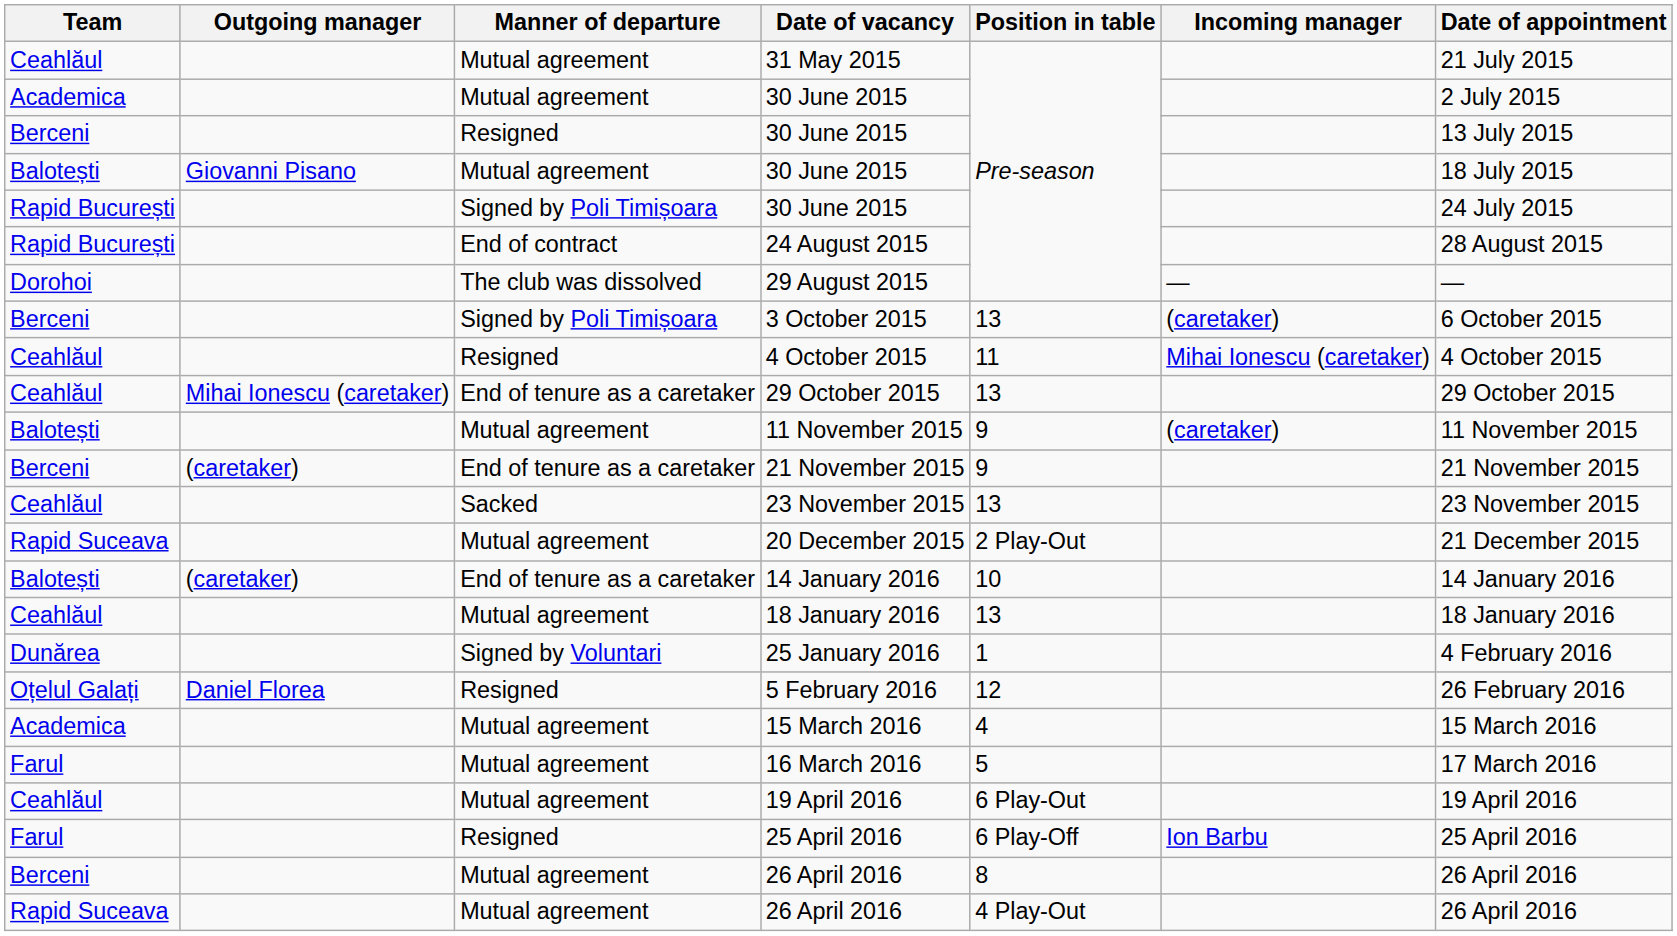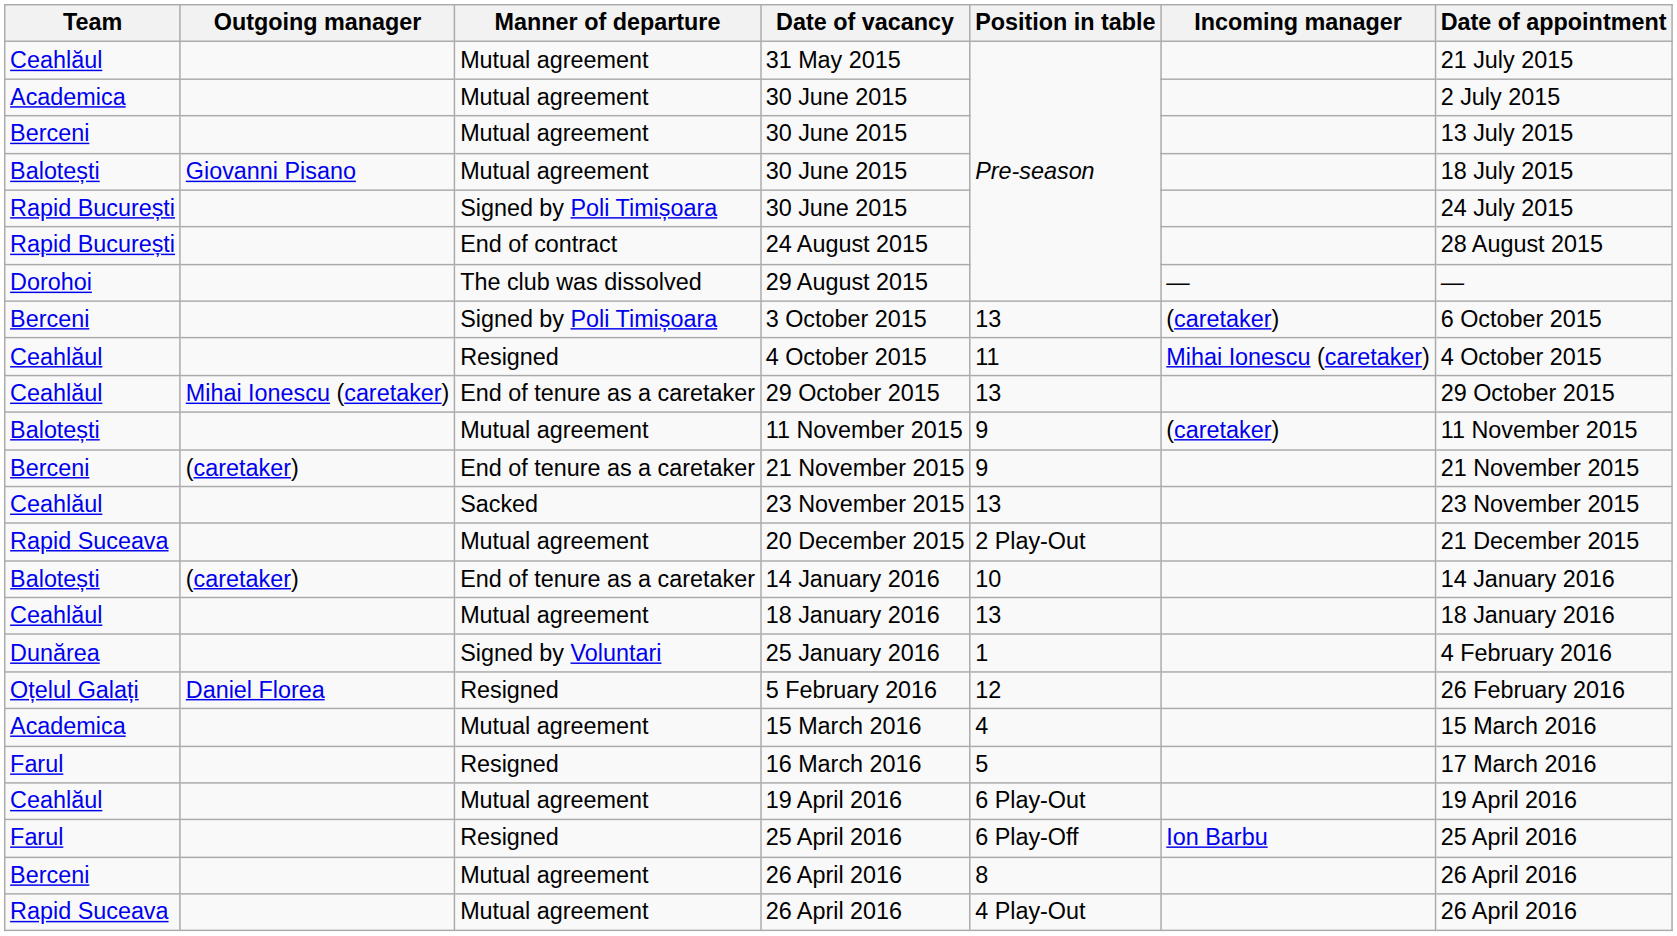(509, 134) Resigned -> (554, 134) Mutual agreement
(554, 763) Mutual agreement -> (509, 763) Resigned
